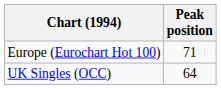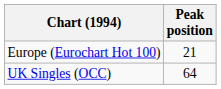(190, 52) 71 -> (190, 52) 21
